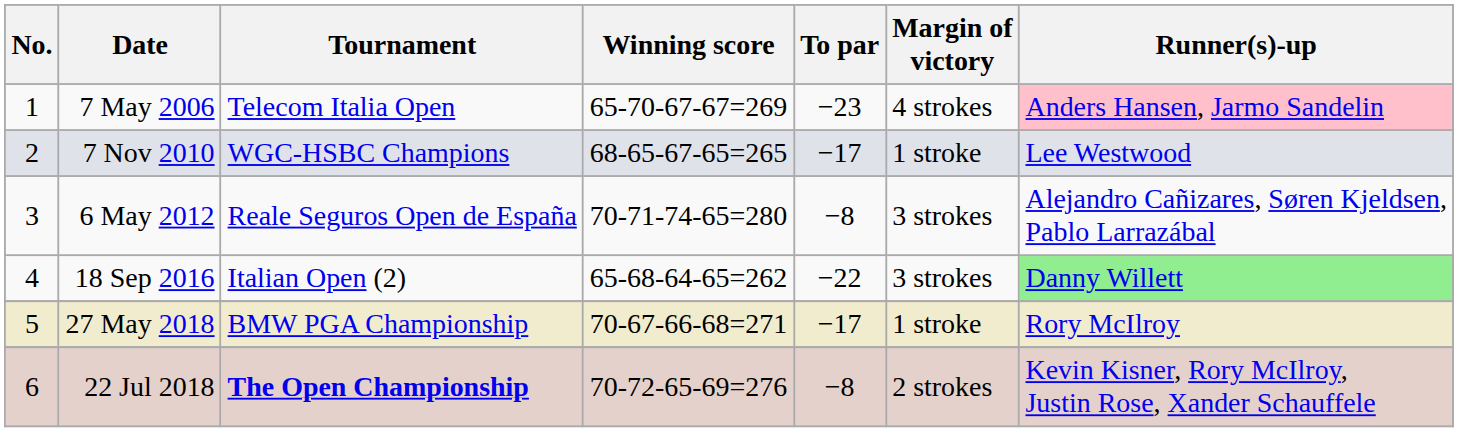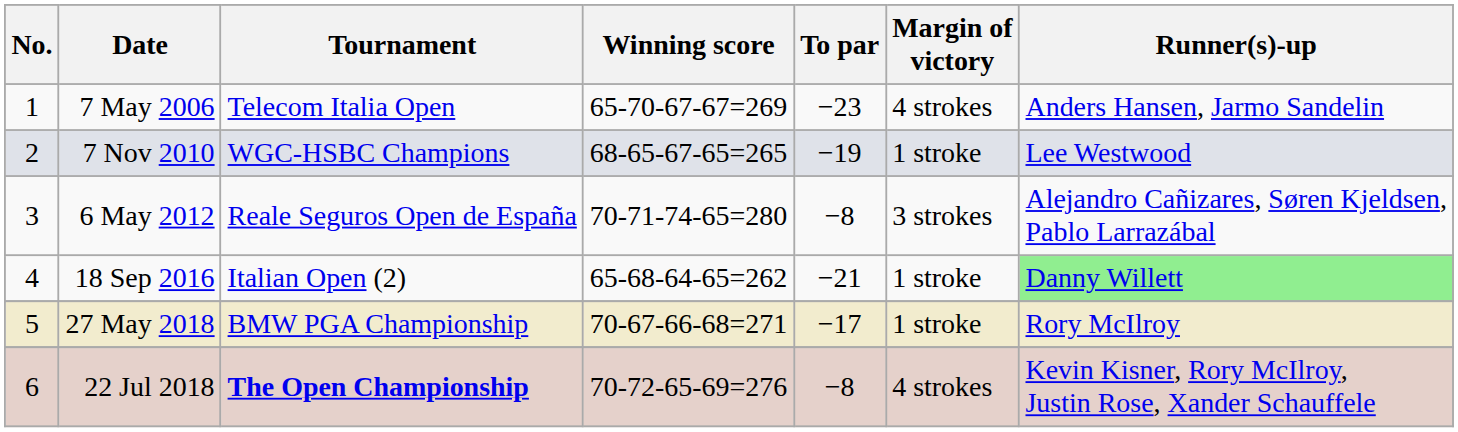(1205, 106) pink background -> (1205, 106) no background
(840, 153) −17 -> (840, 153) −19
(840, 278) −22 -> (840, 278) −21
(942, 278) 3 strokes -> (937, 278) 1 stroke
(942, 387) 2 strokes -> (942, 387) 4 strokes
